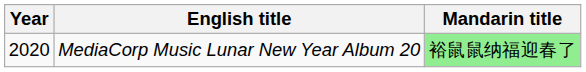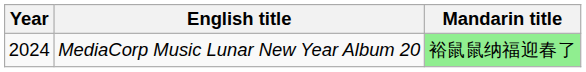(29, 49) 2020 -> (29, 49) 2024
